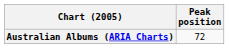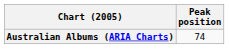(200, 37) 72 -> (200, 37) 74
